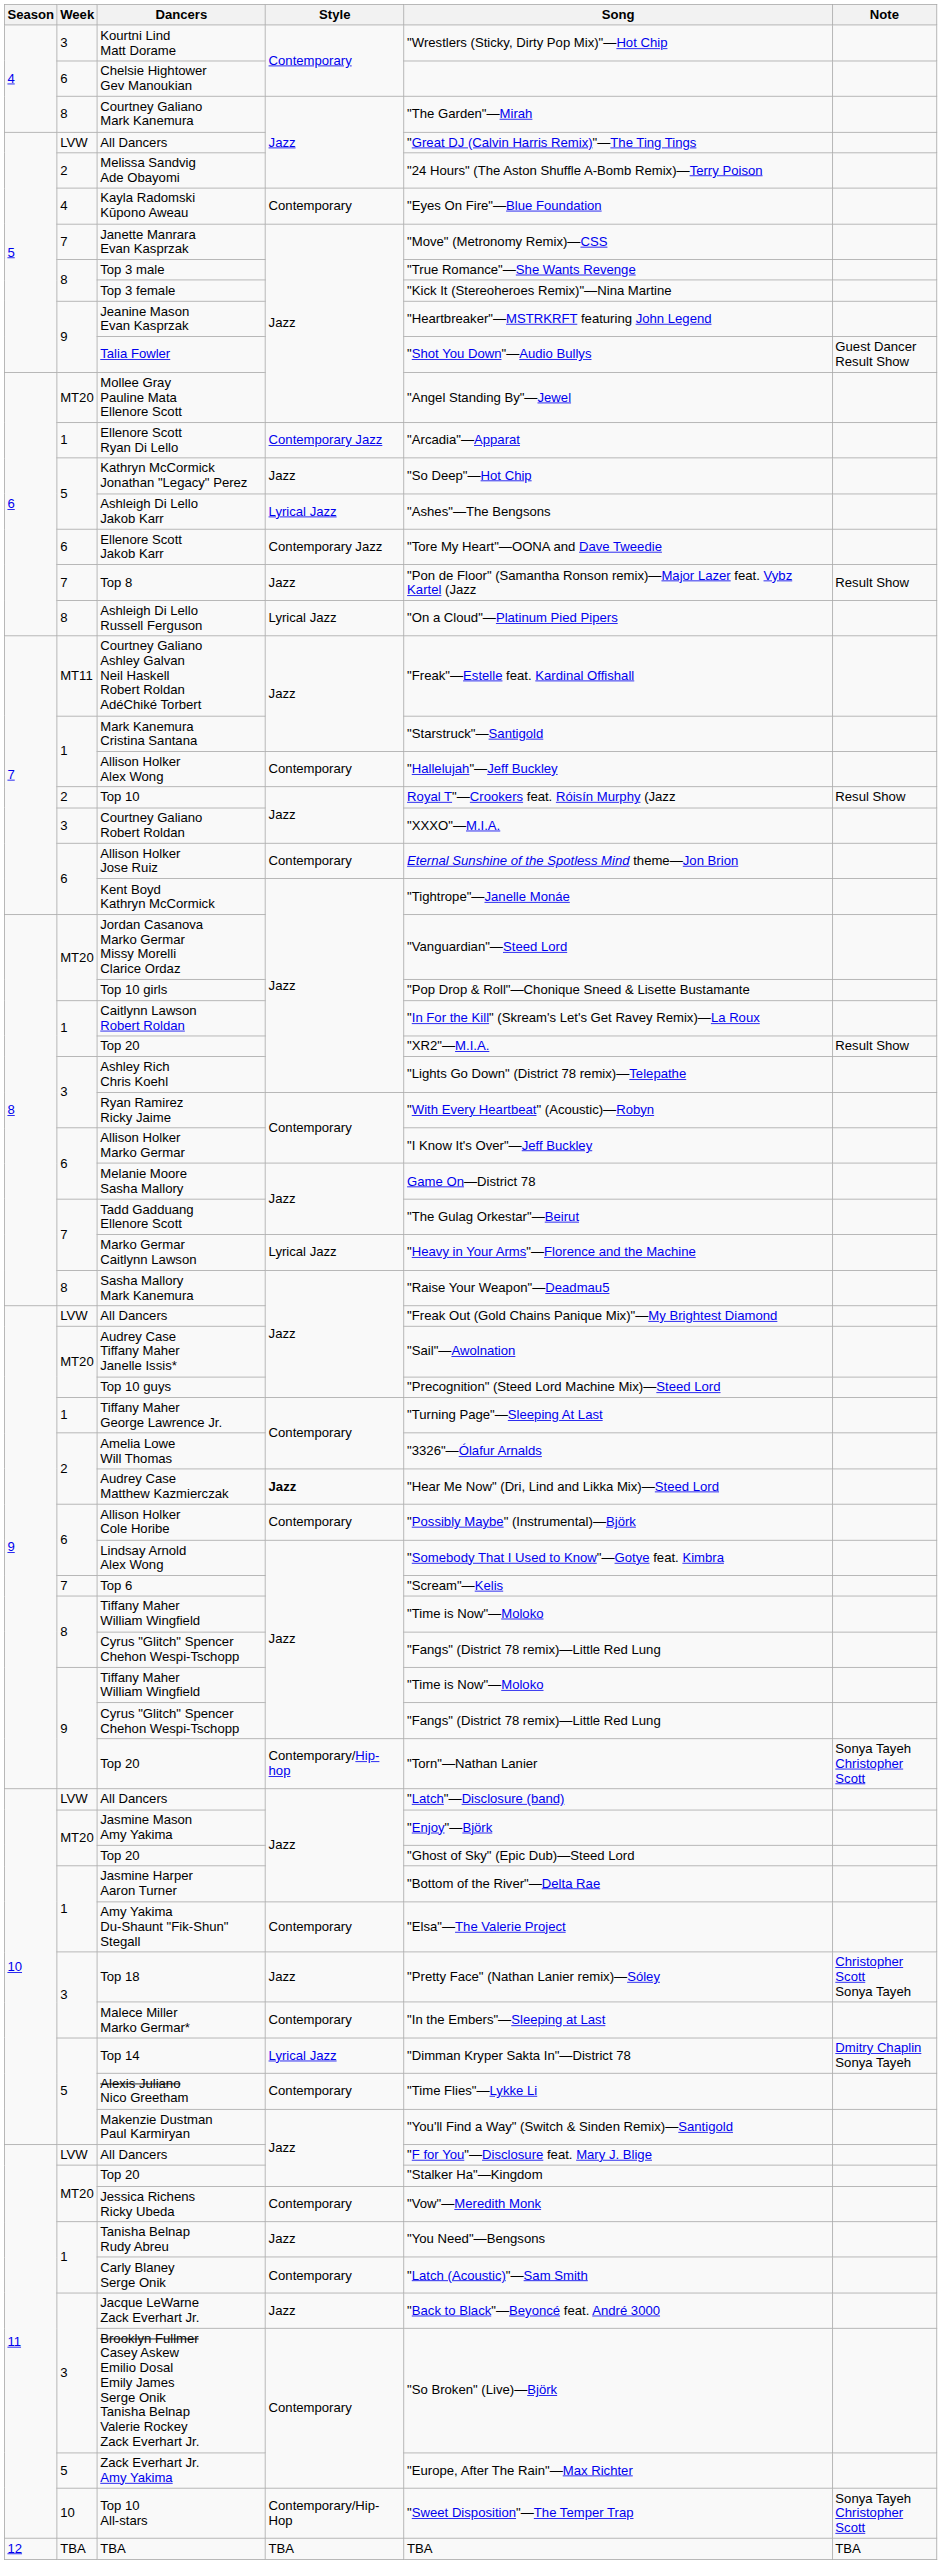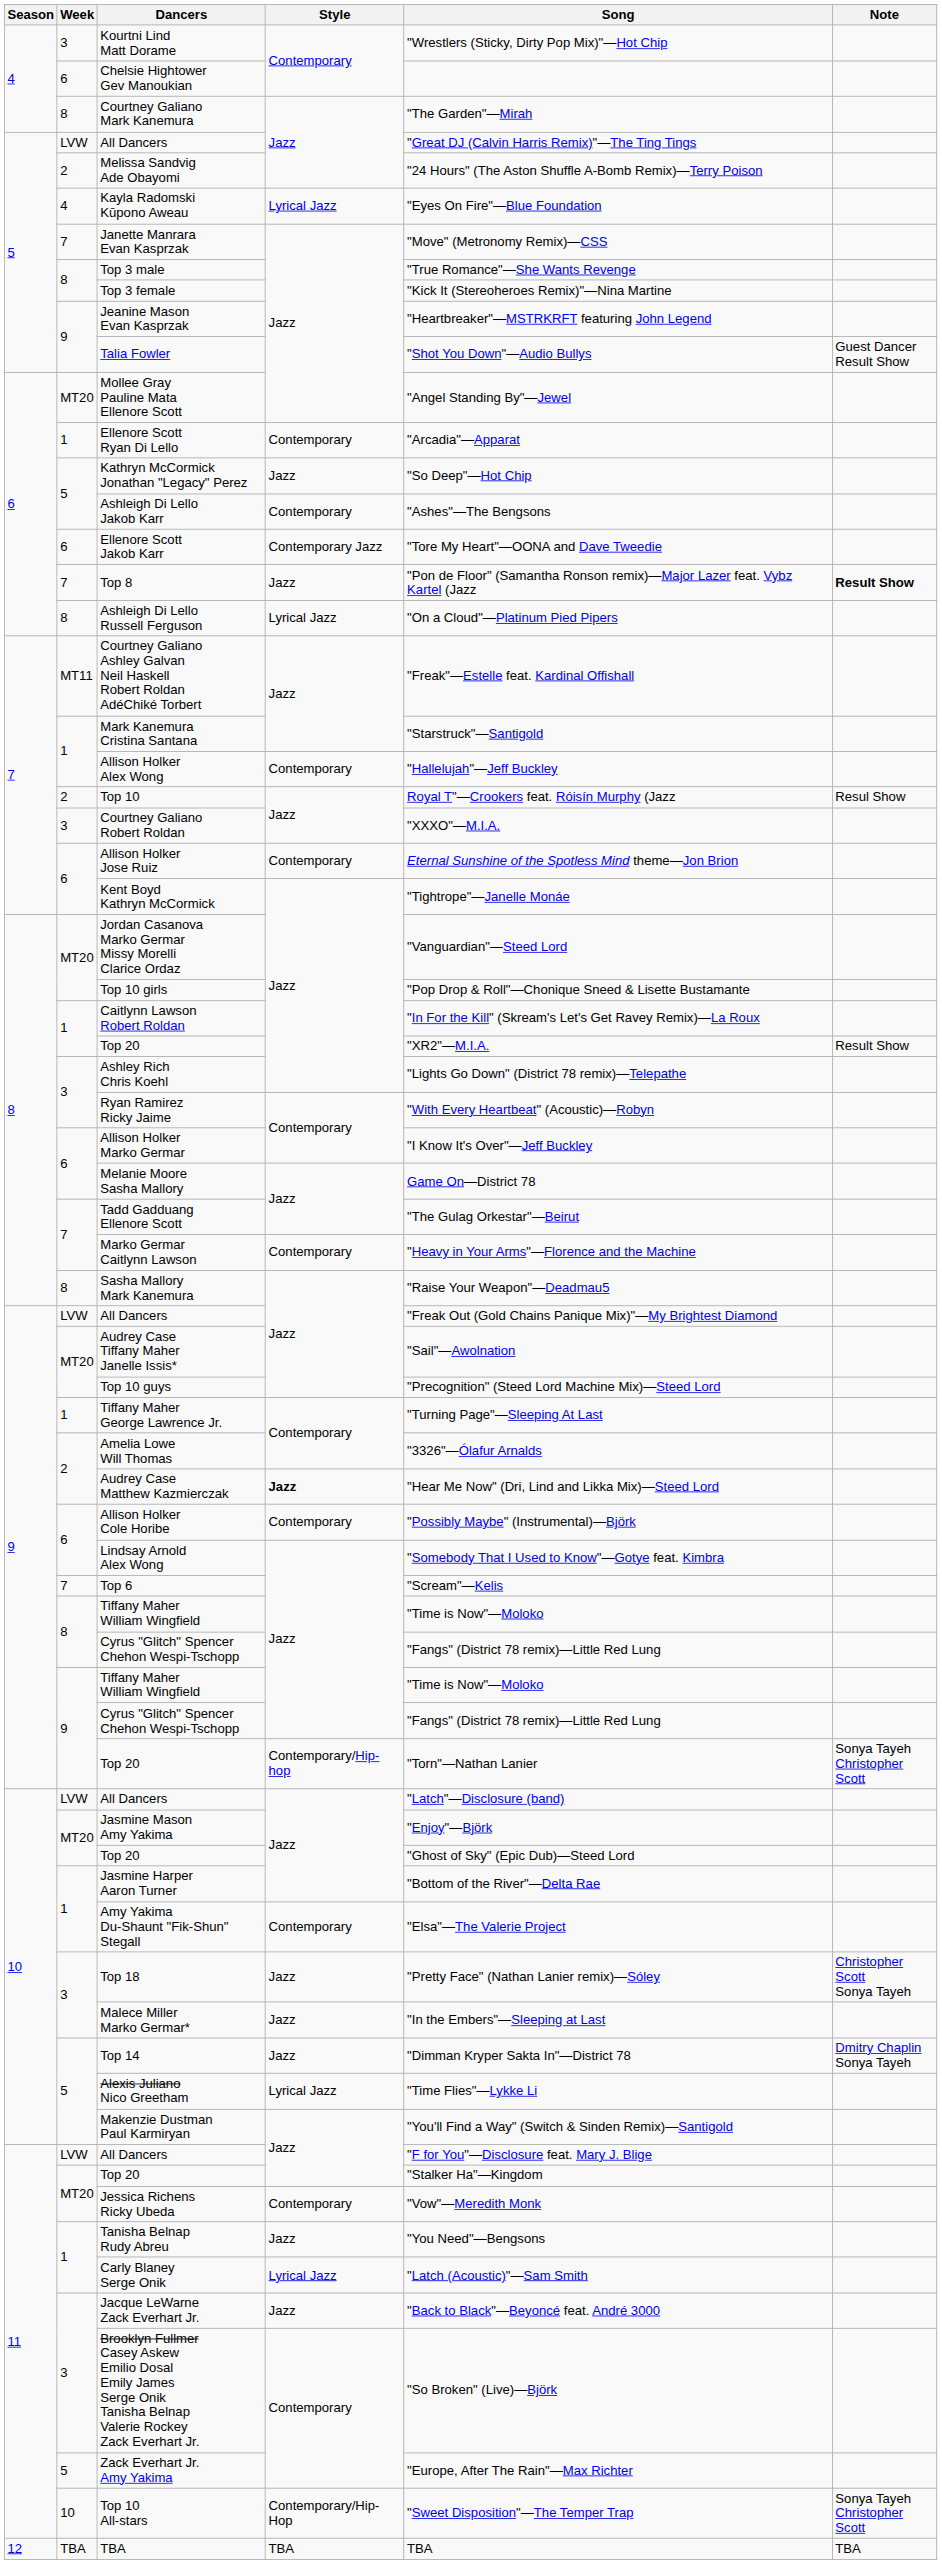(310, 206) Contemporary -> (303, 206) Lyrical Jazz
(325, 440) Contemporary Jazz -> (310, 440) Contemporary
(303, 511) Lyrical Jazz -> (310, 511) Contemporary
(872, 582) normal -> (875, 582) bold
(303, 1252) Lyrical Jazz -> (310, 1252) Contemporary
(310, 2020) Contemporary -> (282, 2020) Jazz
(303, 2055) Lyrical Jazz -> (282, 2055) Jazz
(310, 2091) Contemporary -> (303, 2091) Lyrical Jazz
(310, 2275) Contemporary -> (303, 2275) Lyrical Jazz
